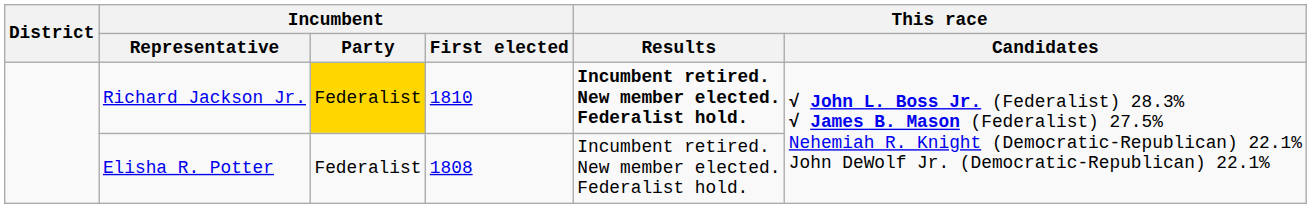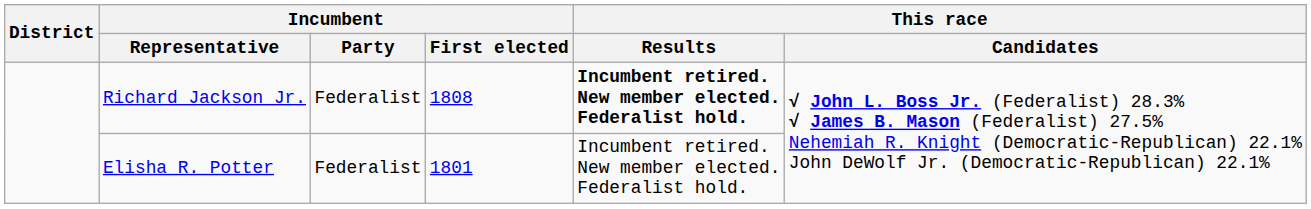(368, 98) gold background -> (368, 98) no background
(451, 98) 1810 -> (451, 98) 1808
(451, 168) 1808 -> (451, 168) 1801
